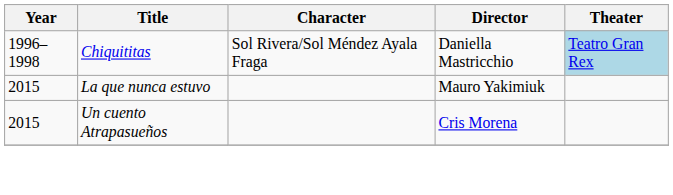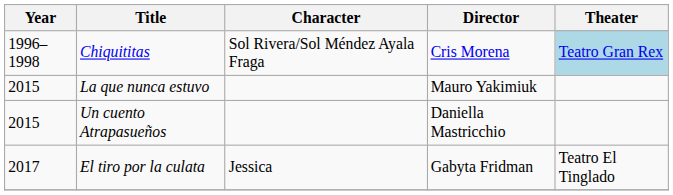(476, 52) Daniella Mastricchio -> (470, 52) Cris Morena
(478, 123) Cris Morena -> (468, 123) Daniella Mastricchio
+ row: (142, 167)
